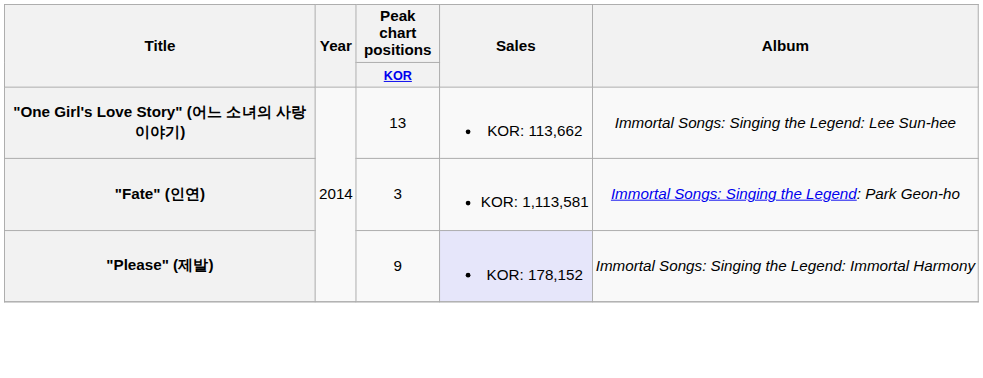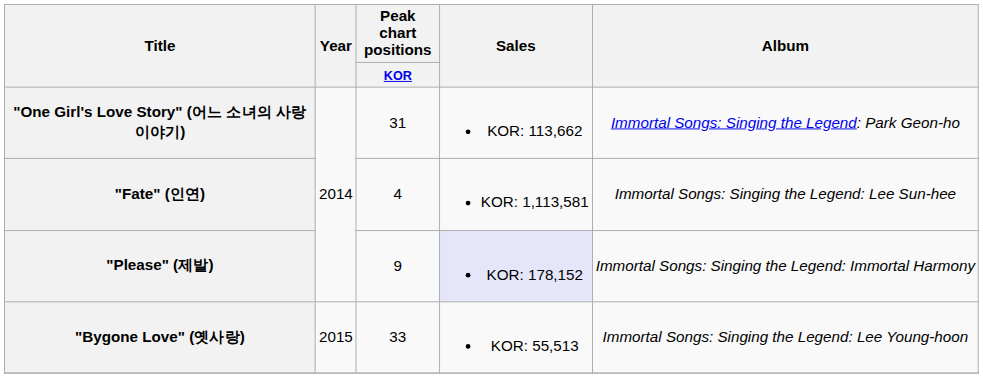(398, 122) 13 -> (398, 122) 31
(785, 122) Immortal Songs: Singing the Legend: Lee Sun-hee -> (785, 122) Immortal Songs: Singing the Legend: Park Geon-ho
(398, 194) 3 -> (398, 194) 4
(785, 194) Immortal Songs: Singing the Legend: Park Geon-ho -> (785, 194) Immortal Songs: Singing the Legend: Lee Sun-hee
+ row: (160, 337)
